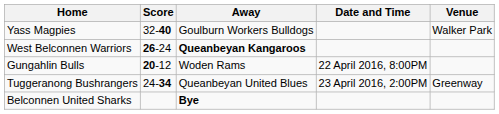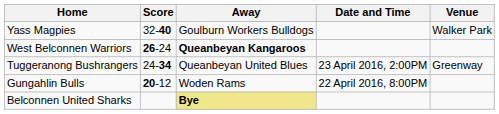rows swapped: (46, 65) <-> (72, 83)
(189, 100) no background -> (189, 100) khaki background
